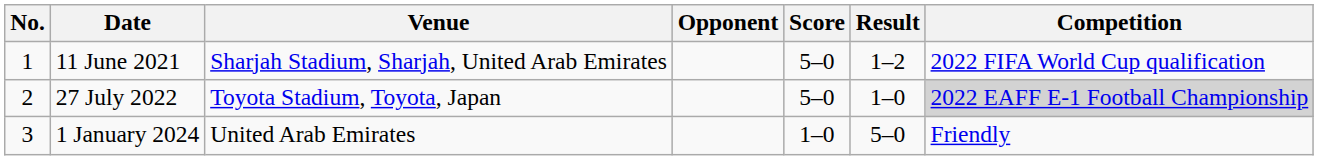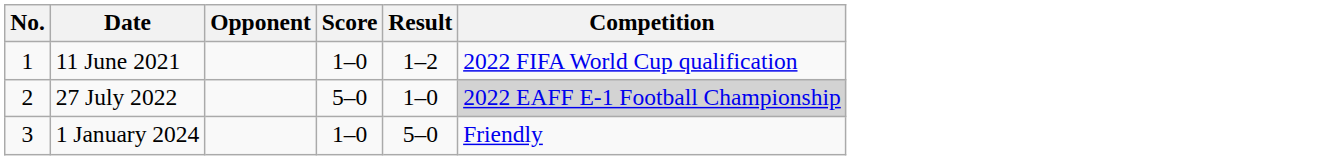- column: (438, 23)
(817, 60) 5–0 -> (350, 60) 1–0
